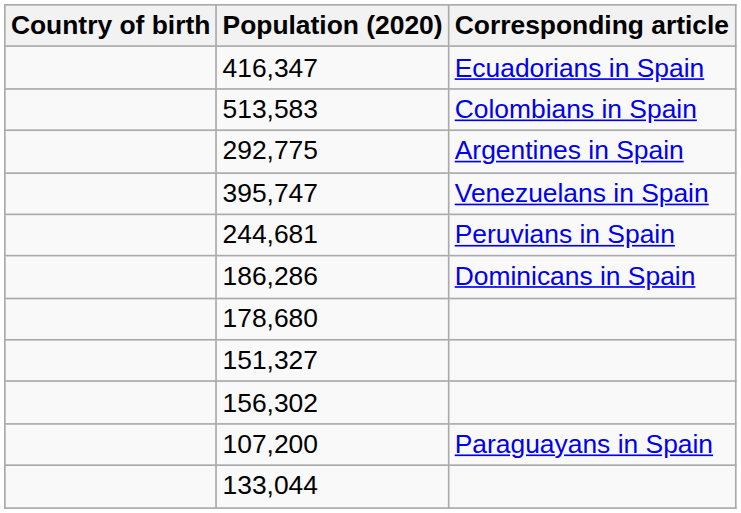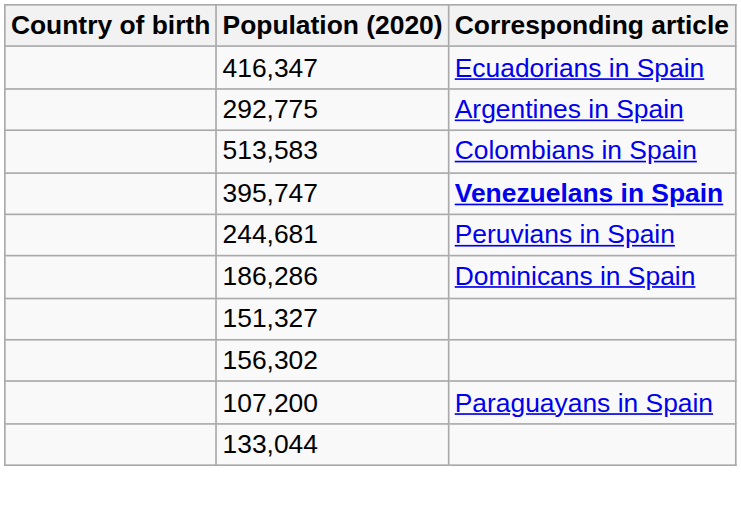rows swapped: (270, 109) <-> (270, 151)
(582, 192) normal -> (589, 192) bold
- row: (270, 318)
